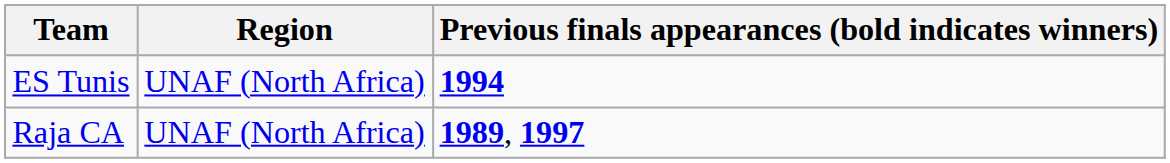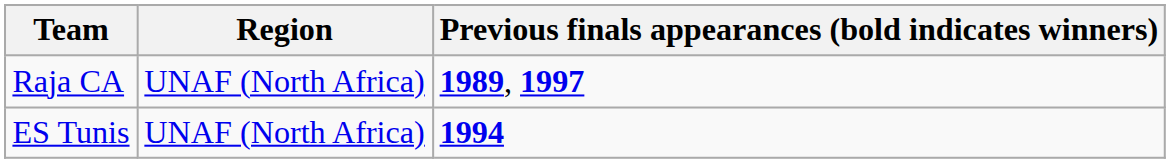rows swapped: (68, 132) <-> (71, 81)
